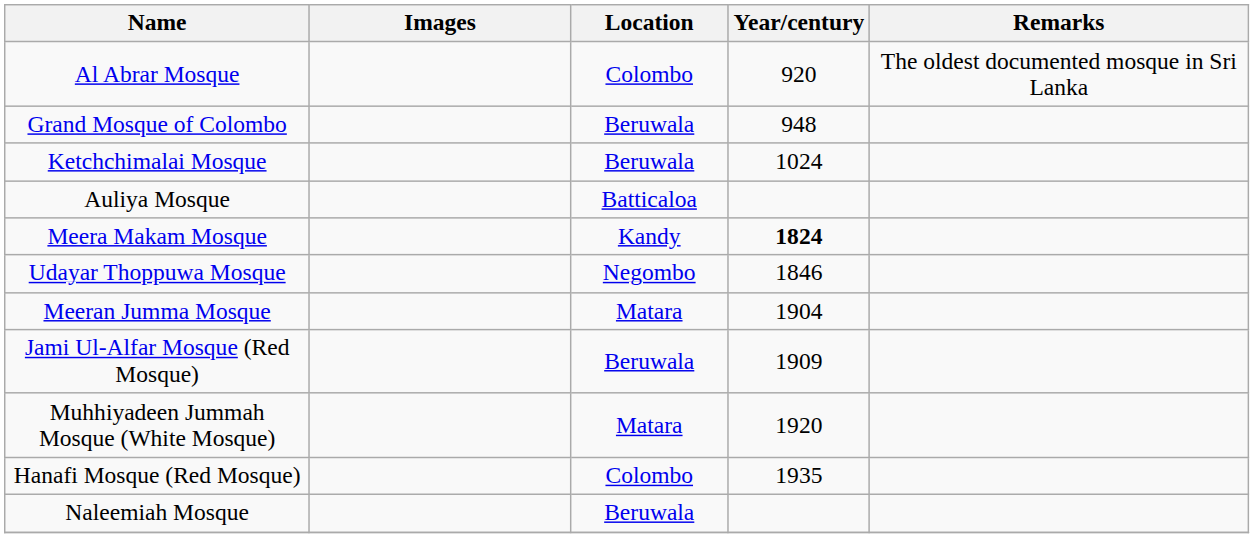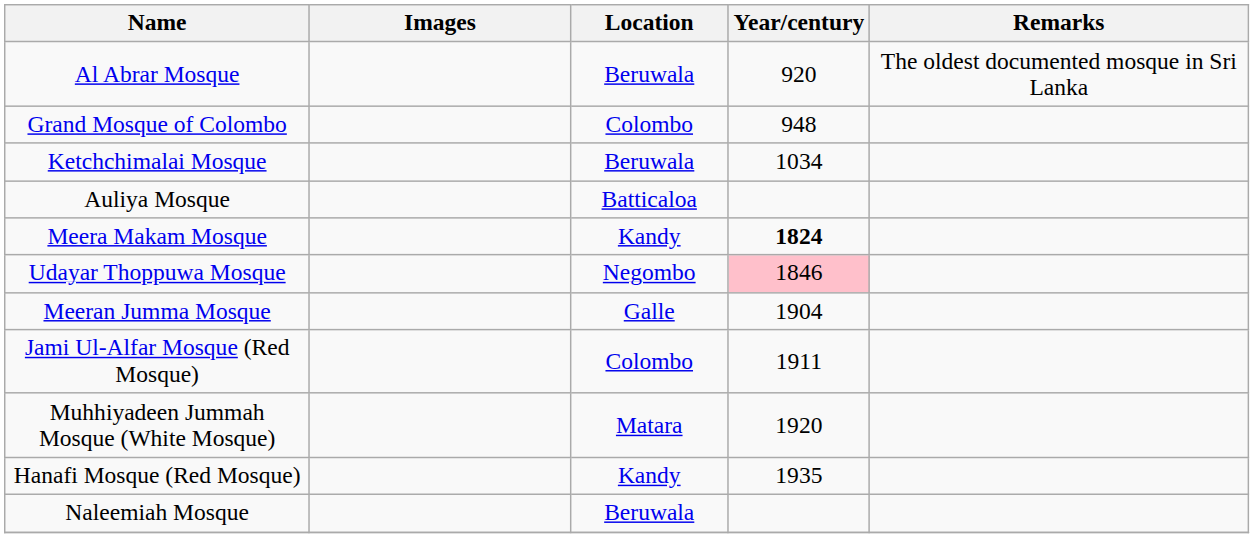(649, 73) Colombo -> (649, 73) Beruwala
(649, 124) Beruwala -> (649, 124) Colombo
(799, 161) 1024 -> (799, 161) 1034
(799, 273) no background -> (799, 273) pink background
(649, 310) Matara -> (649, 310) Galle
(649, 361) Beruwala -> (649, 361) Colombo
(799, 361) 1909 -> (799, 361) 1911
(649, 475) Colombo -> (649, 475) Kandy
